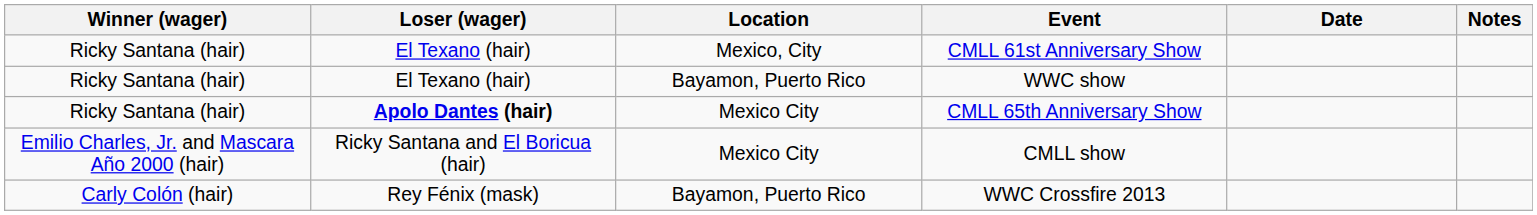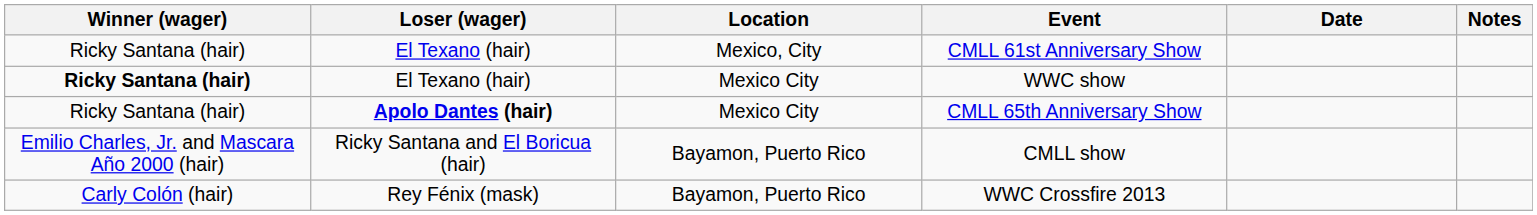(157, 81) normal -> (157, 81) bold
(769, 81) Bayamon, Puerto Rico -> (769, 81) Mexico City
(769, 153) Mexico City -> (769, 153) Bayamon, Puerto Rico
